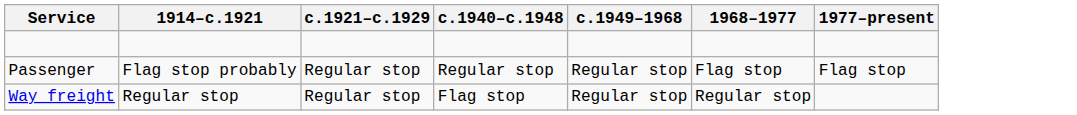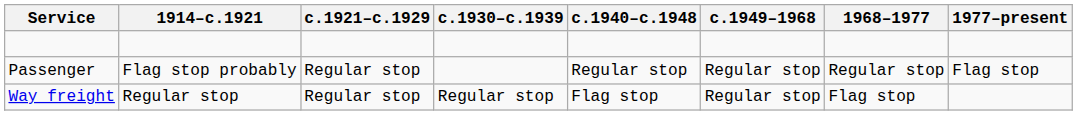+ column: (501, 18)
(739, 70) Flag stop -> (886, 70) Regular stop
(753, 97) Regular stop -> (872, 97) Flag stop
